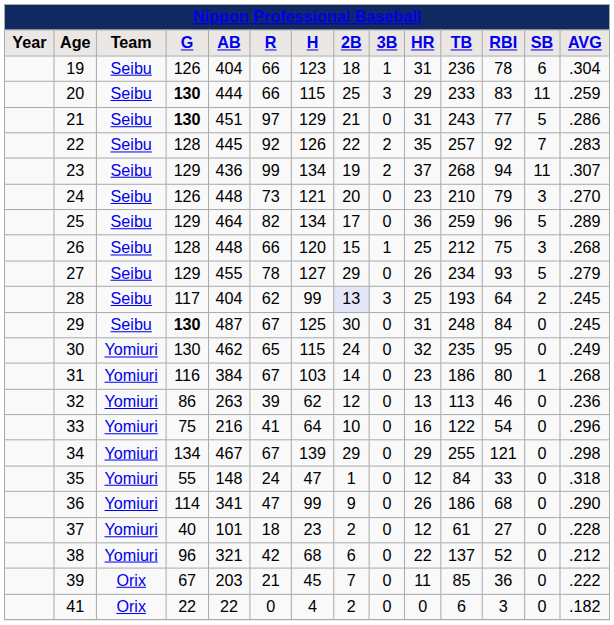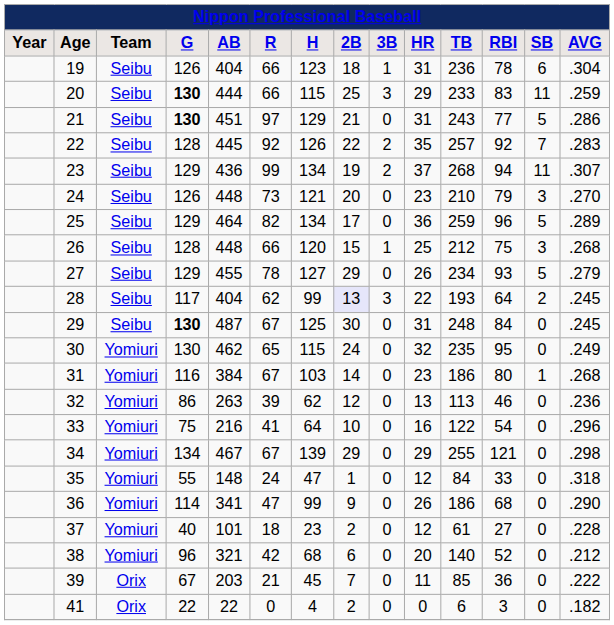(423, 299) 25 -> (423, 299) 22
(423, 555) 22 -> (423, 555) 20
(461, 555) 137 -> (461, 555) 140
